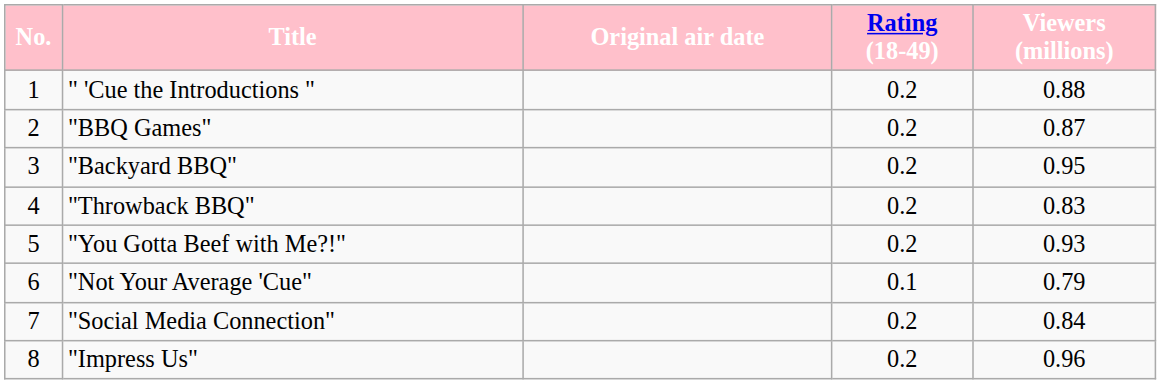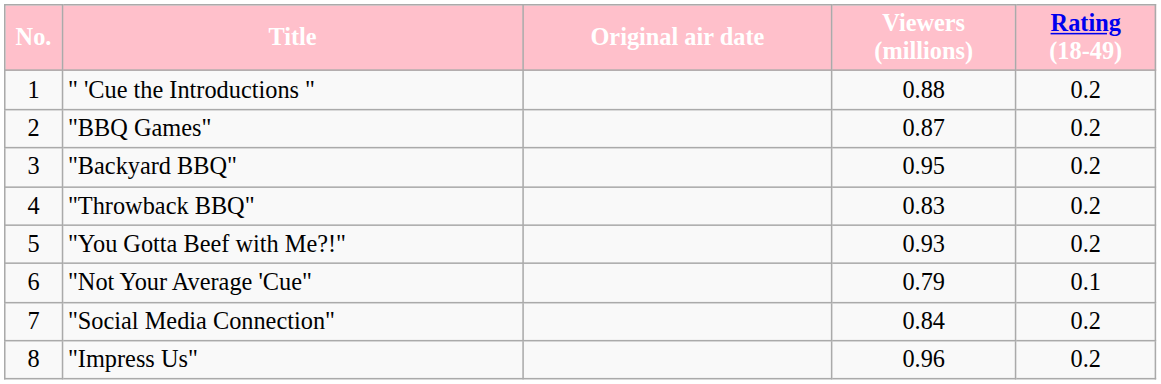columns swapped: (902, 37) <-> (1064, 37)
